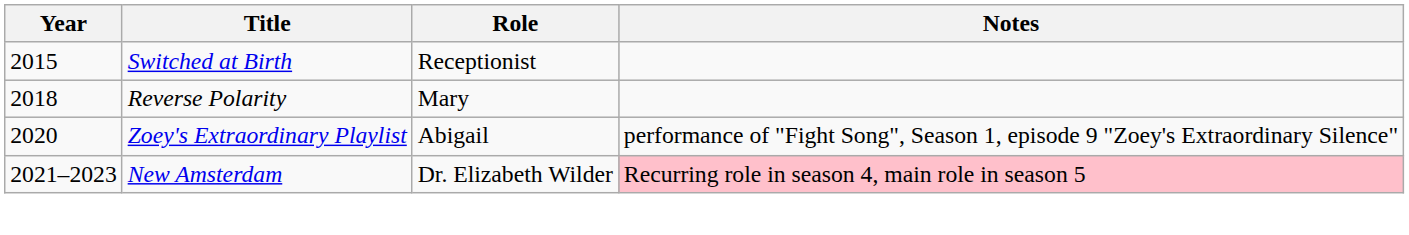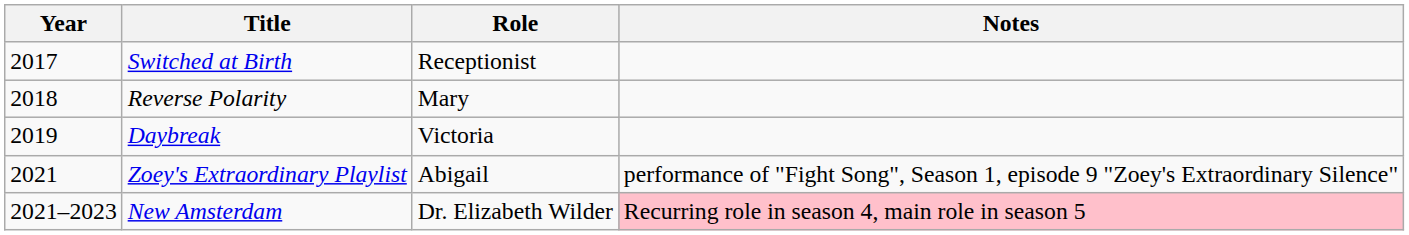(34, 60) 2015 -> (34, 60) 2017
+ row: (174, 135)
(34, 135) 2020 -> (34, 173) 2021
